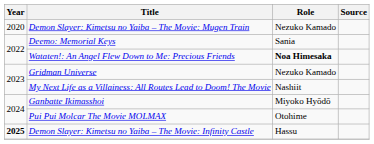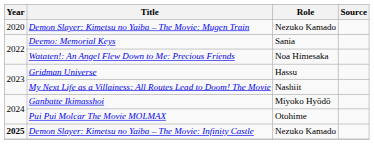(303, 57) bold -> (302, 57) normal
(306, 72) Nezuko Kamado -> (286, 72) Hassu
(286, 132) Hassu -> (306, 132) Nezuko Kamado
